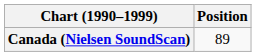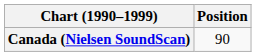(222, 39) 89 -> (222, 39) 90
